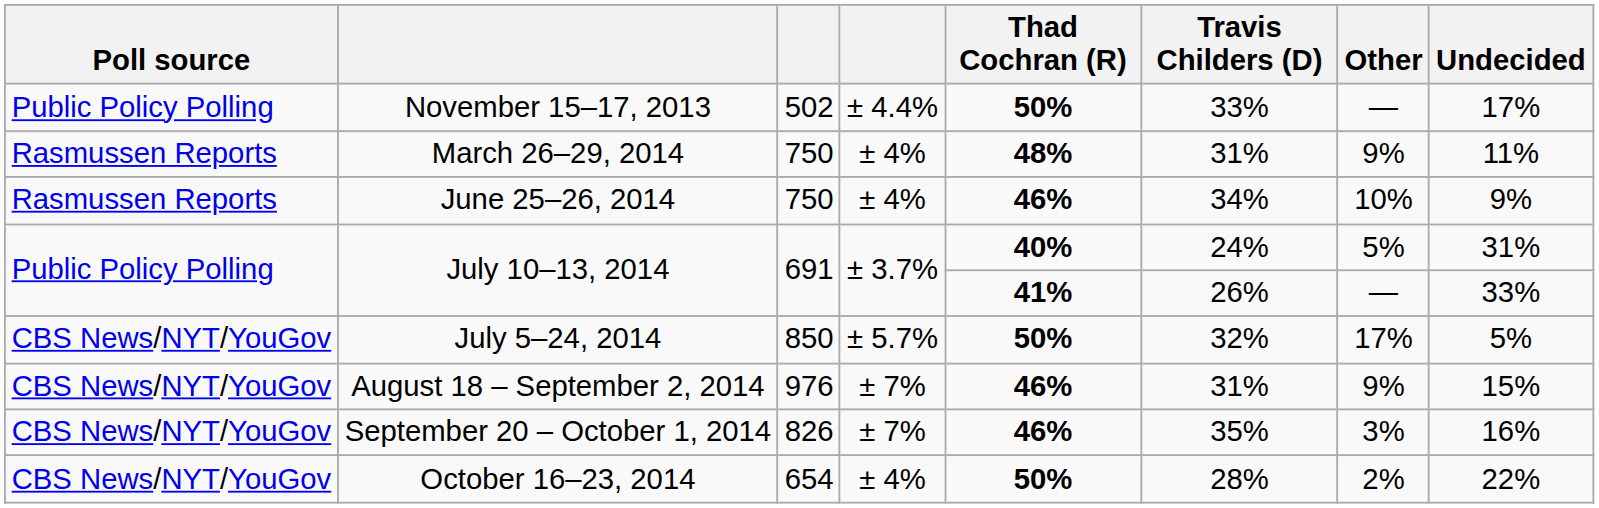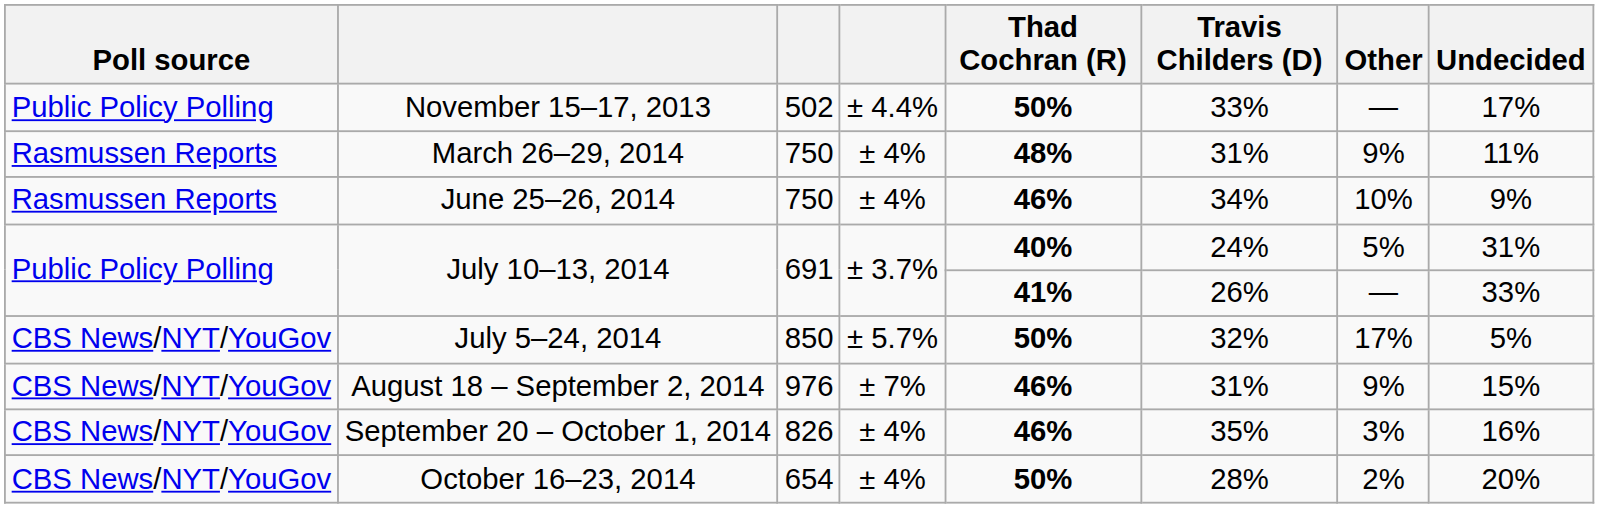(893, 432) ± 7% -> (893, 432) ± 4%
(1511, 478) 22% -> (1511, 478) 20%
